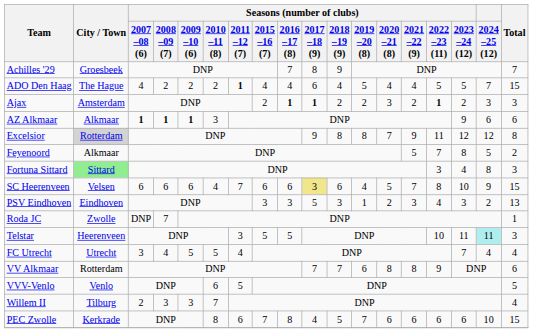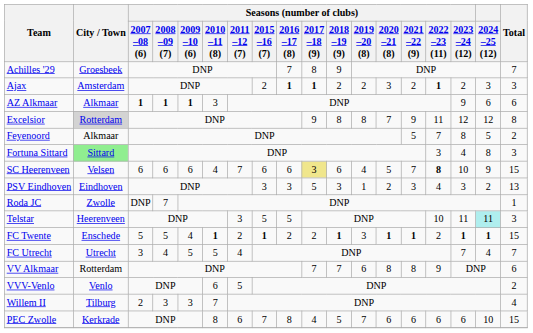- row: (39, 86)
(439, 186) normal -> (438, 170) bold
+ row: (29, 236)
(514, 253) 4 -> (514, 253) 7
(514, 286) 5 -> (514, 286) 2
